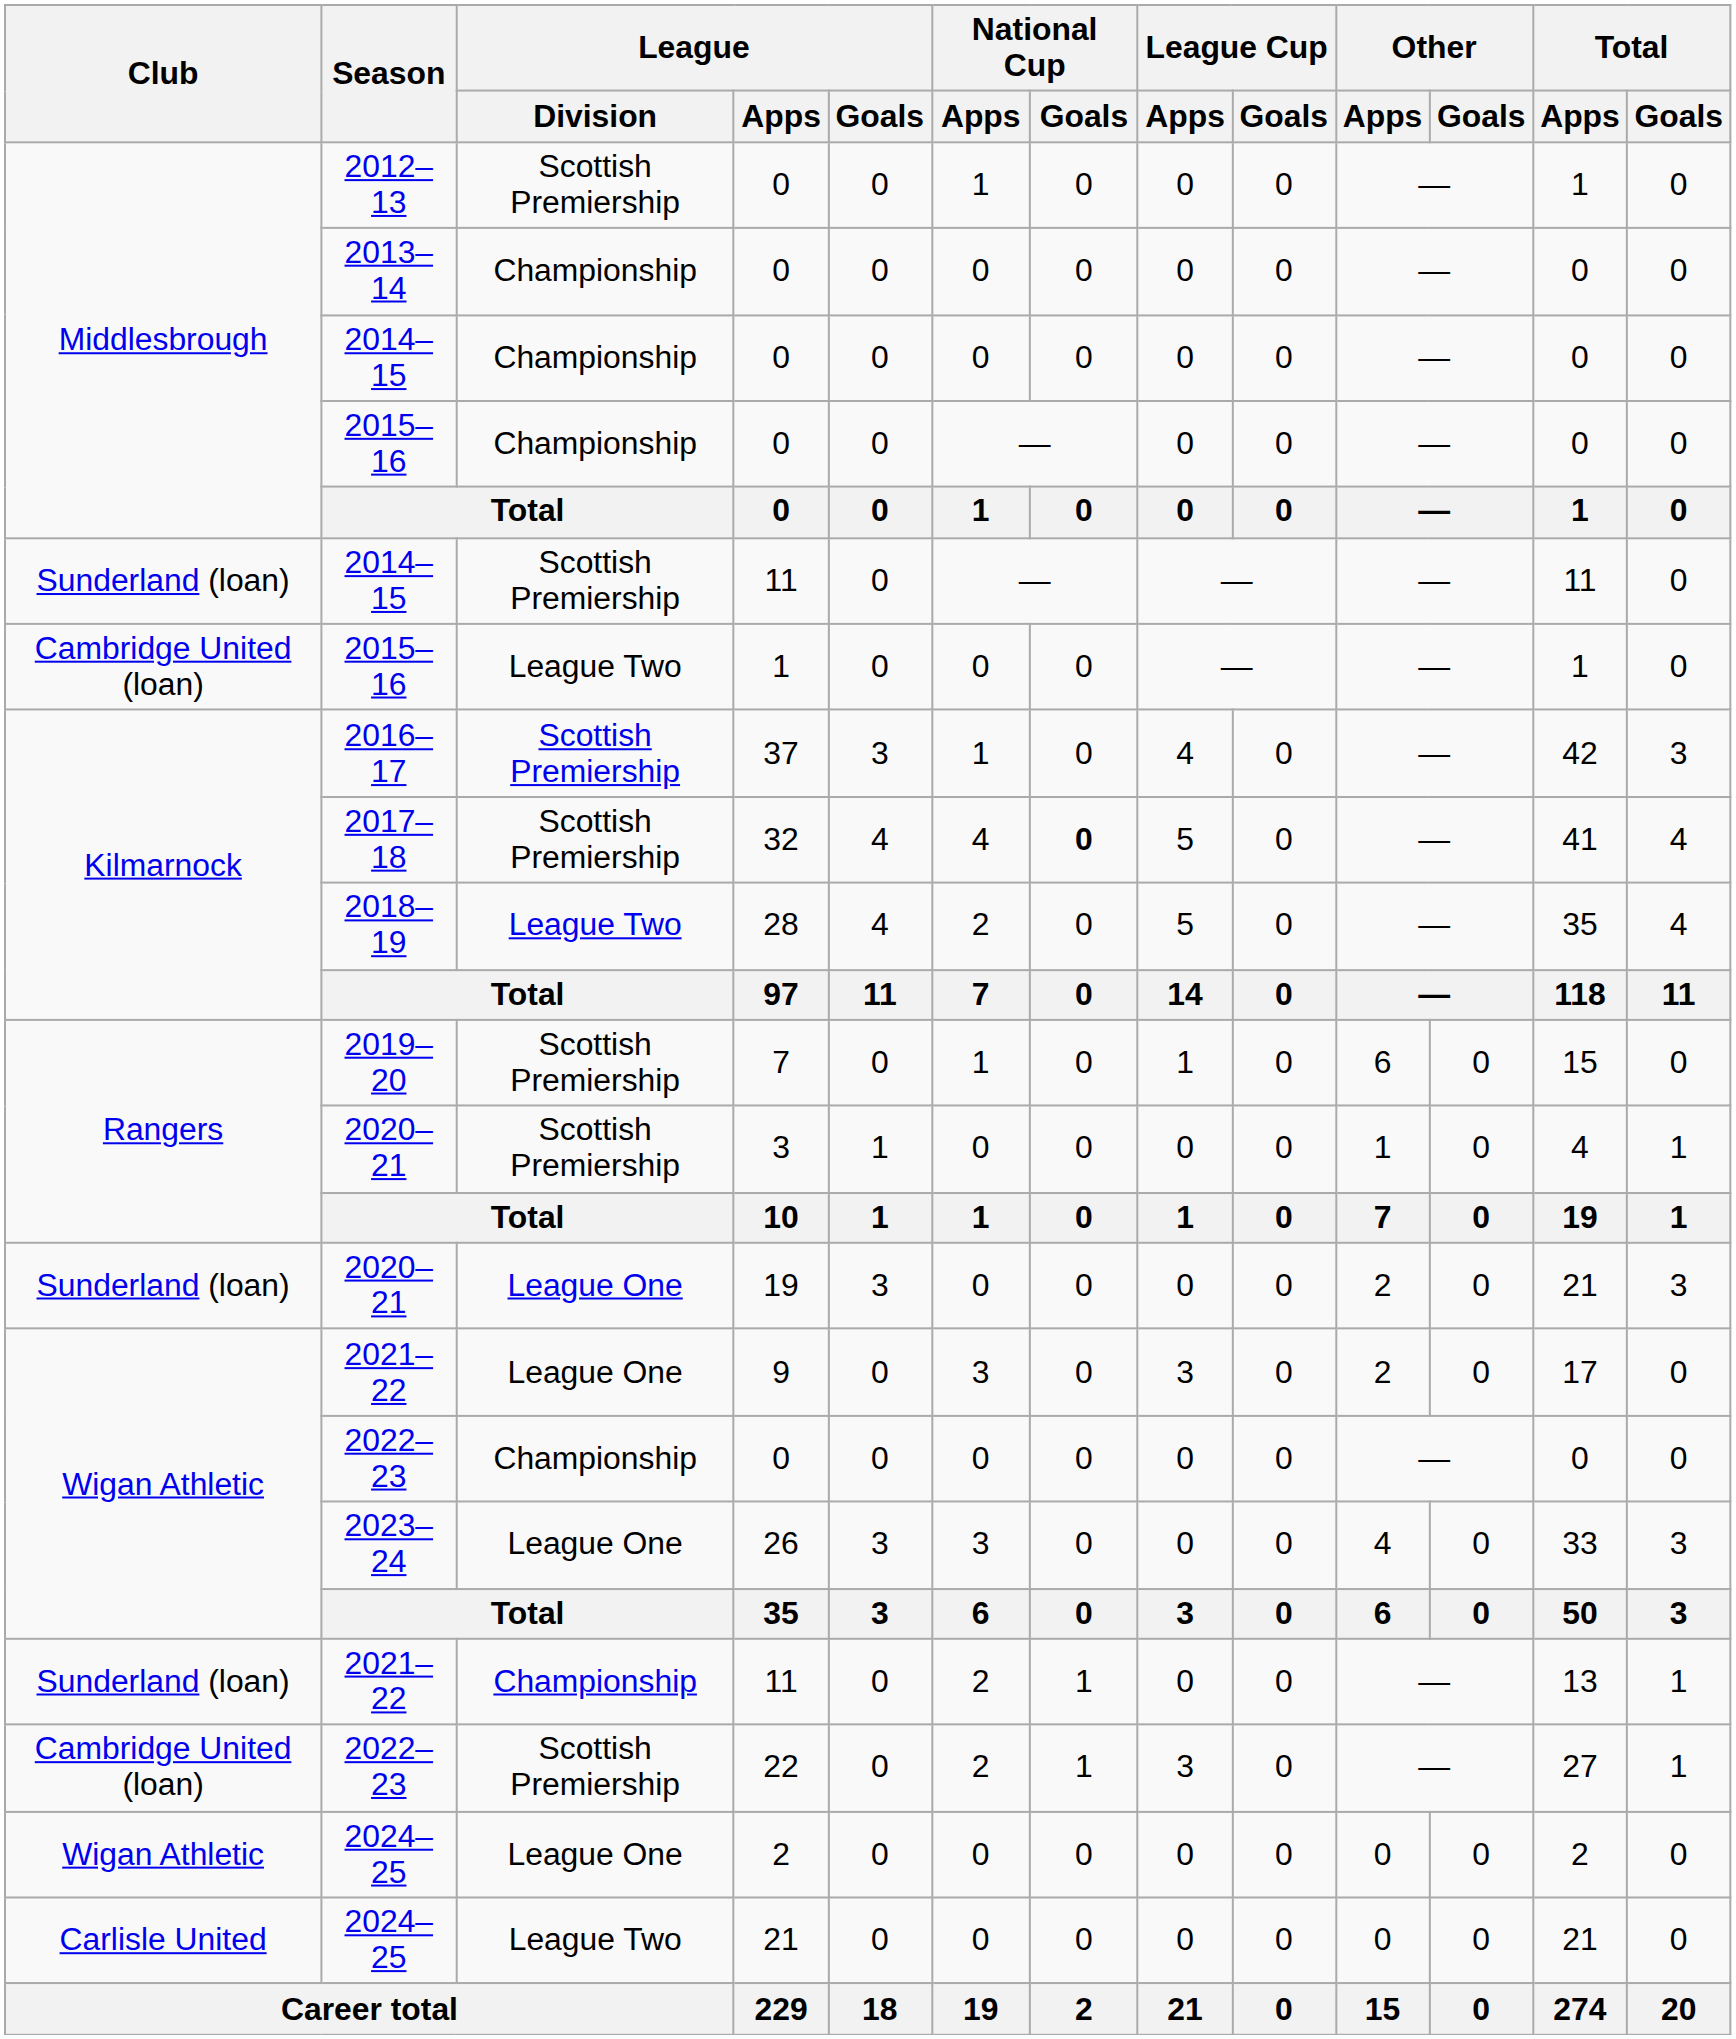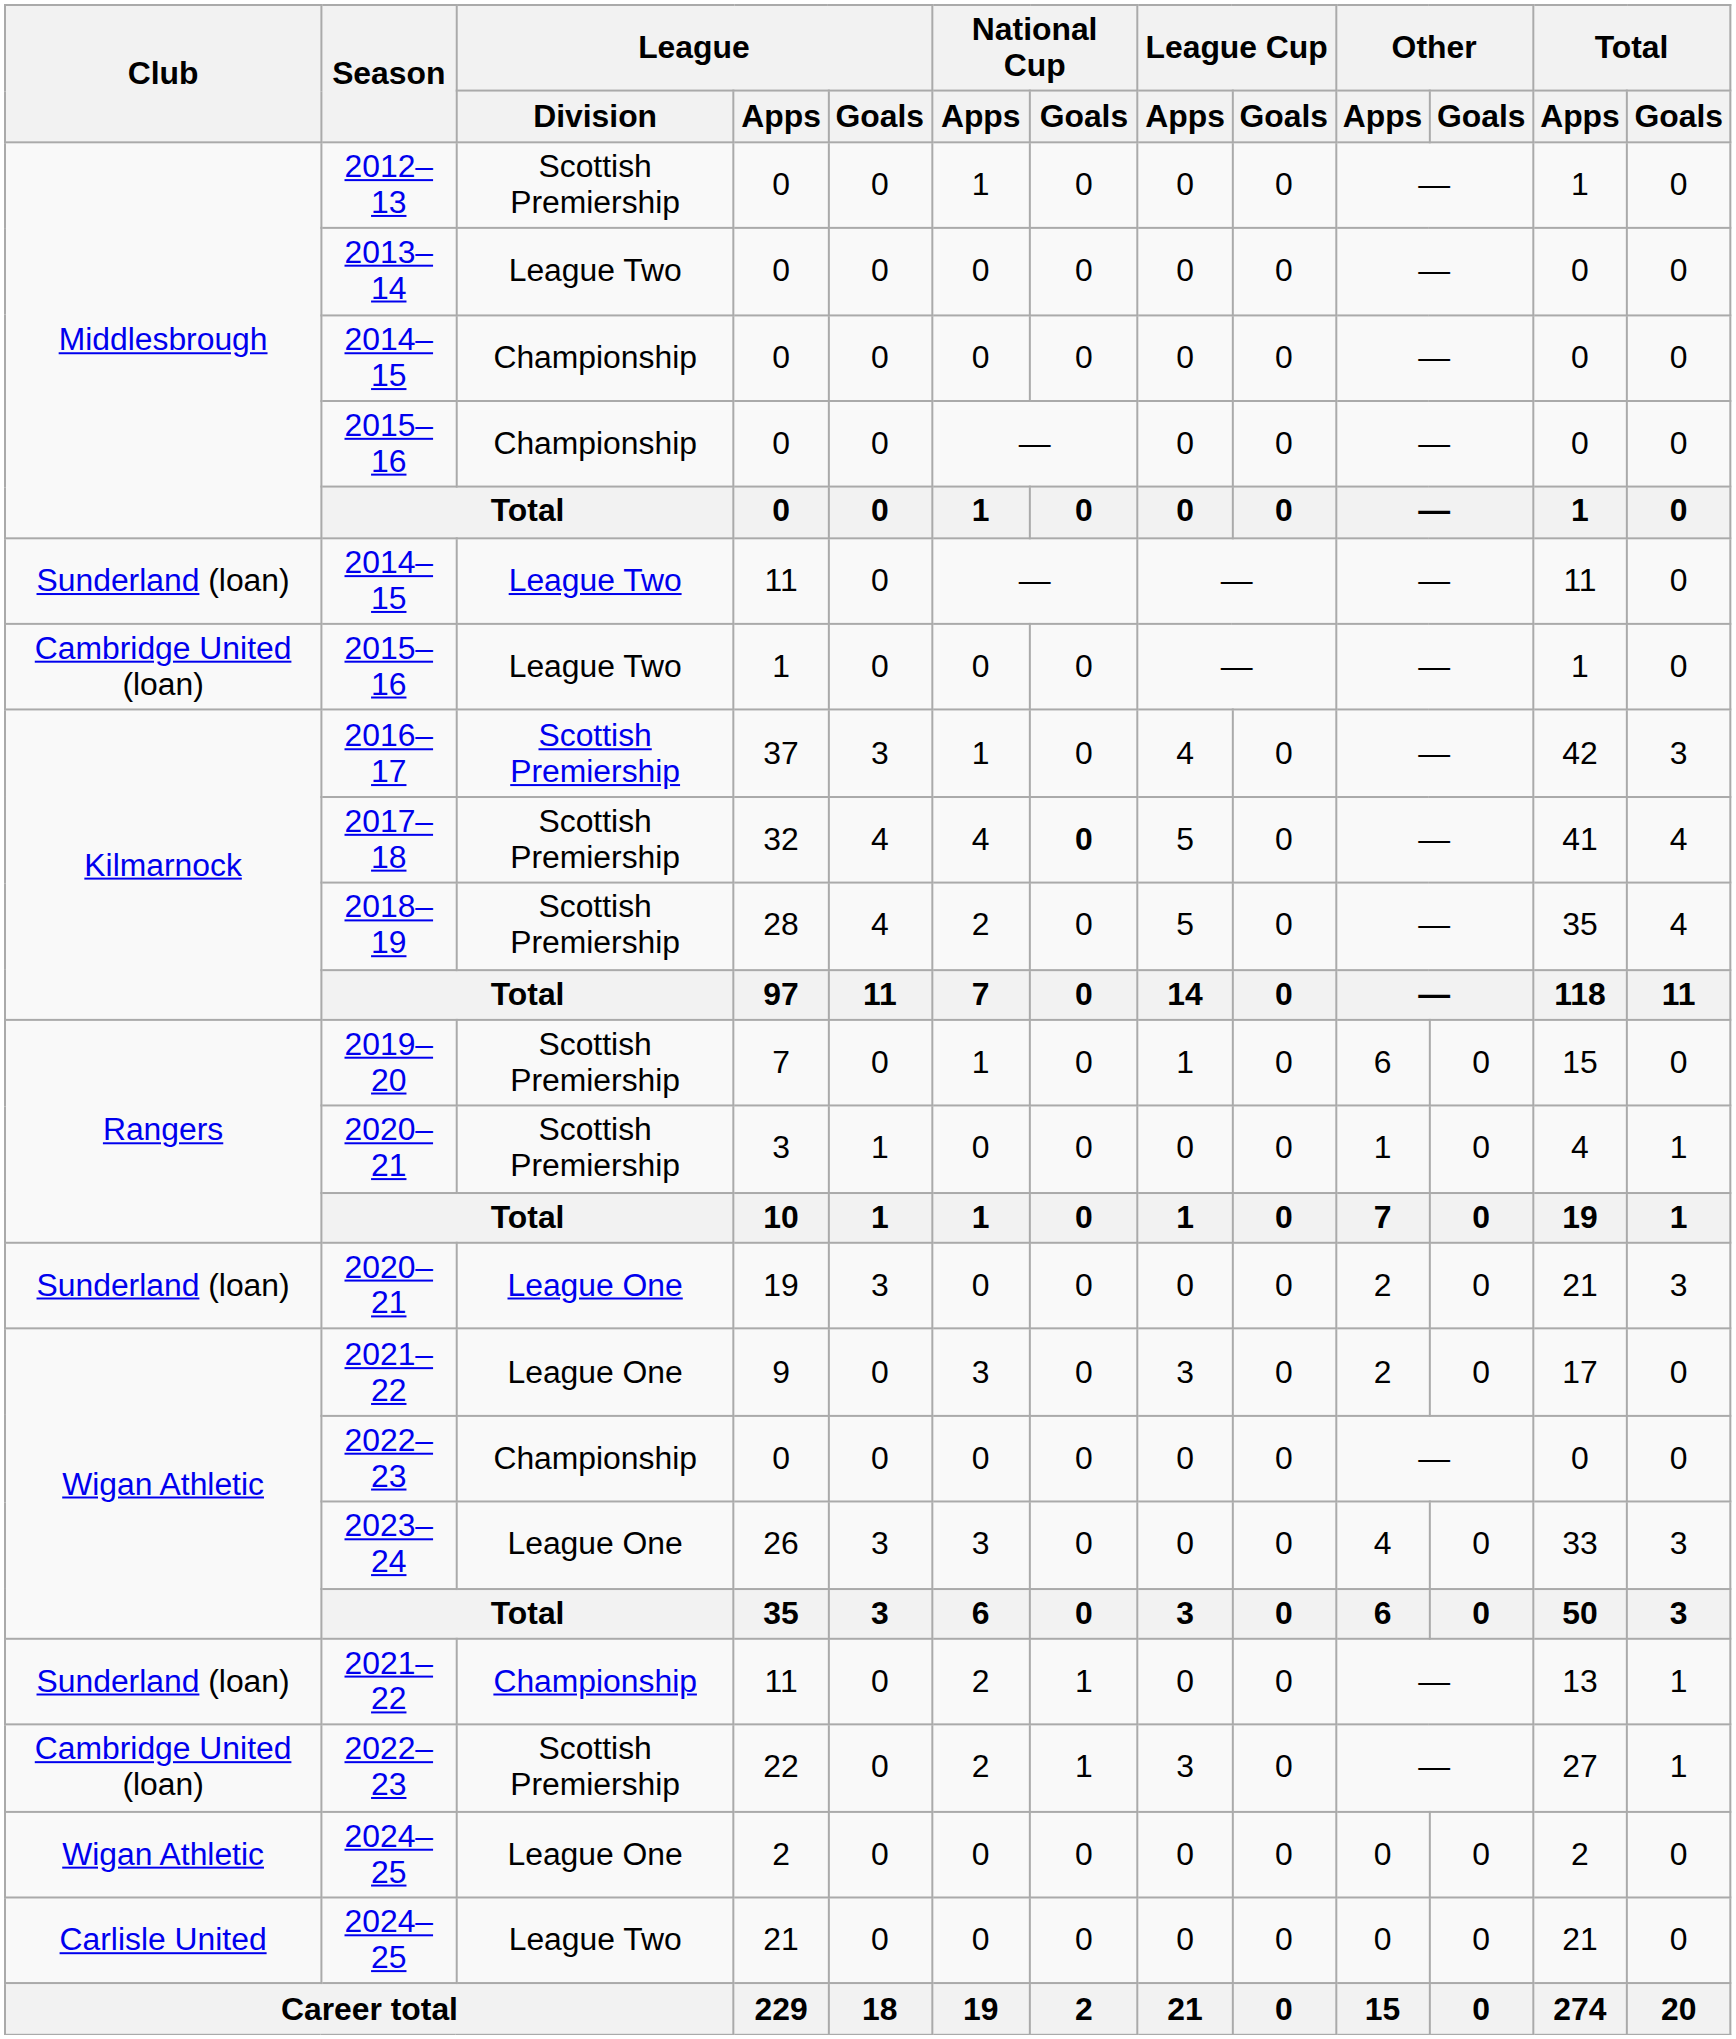(595, 270) Championship -> (595, 270) League Two
(595, 580) Scottish Premiership -> (595, 580) League Two
(595, 925) League Two -> (595, 925) Scottish Premiership
